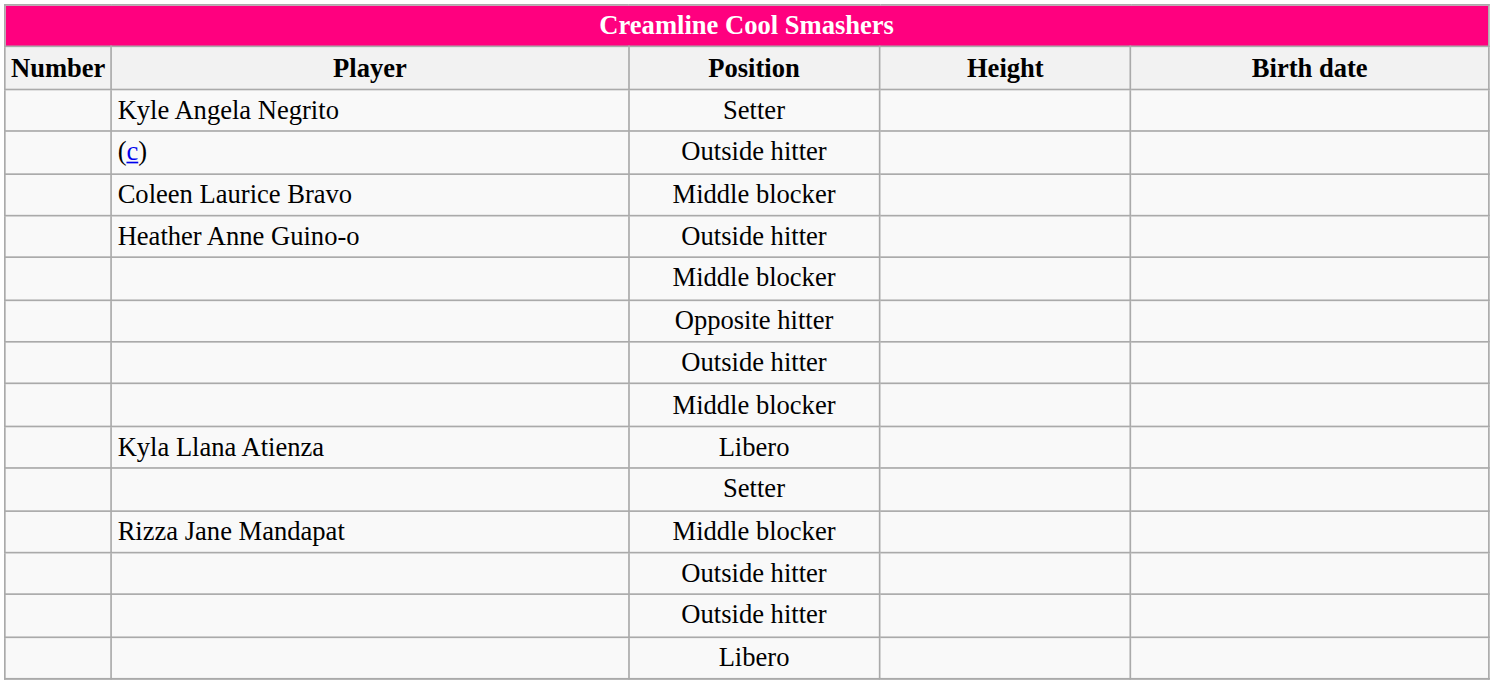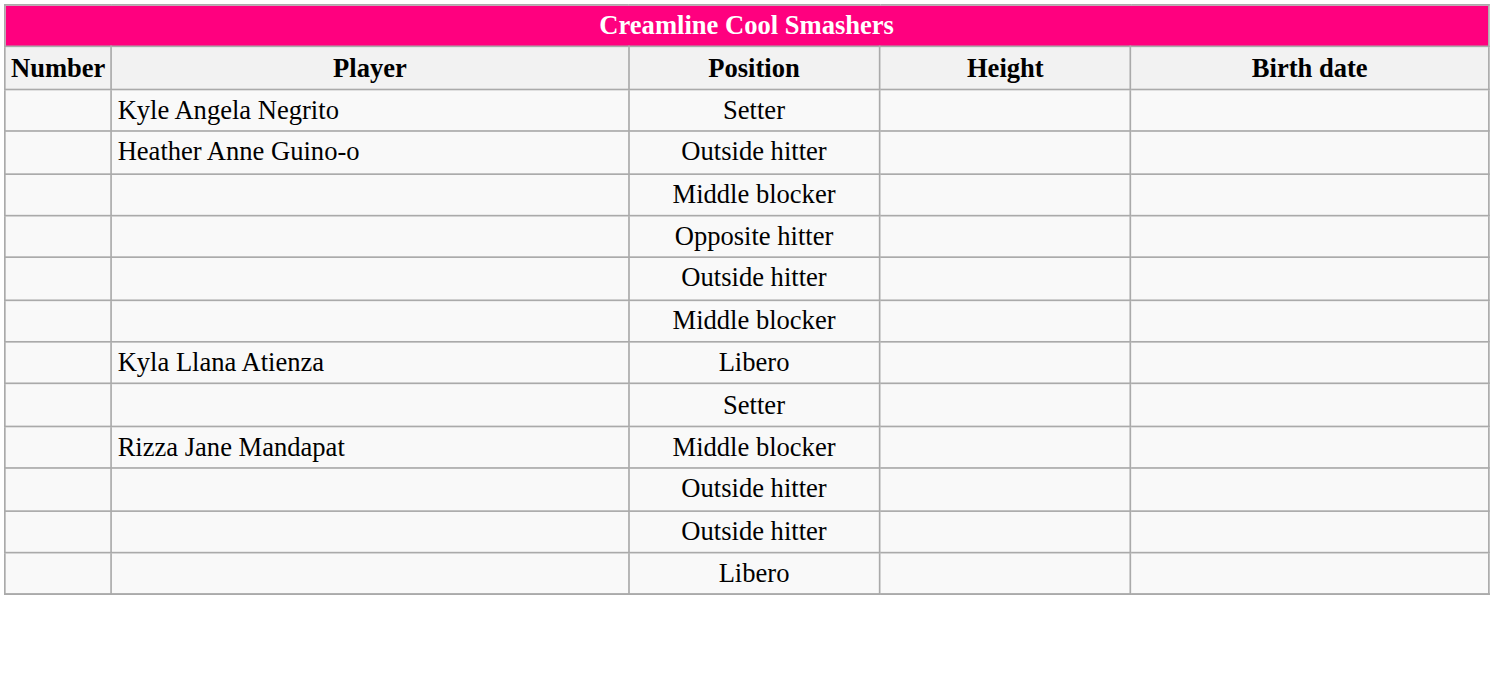- row: (132, 151)
- row: (235, 194)
